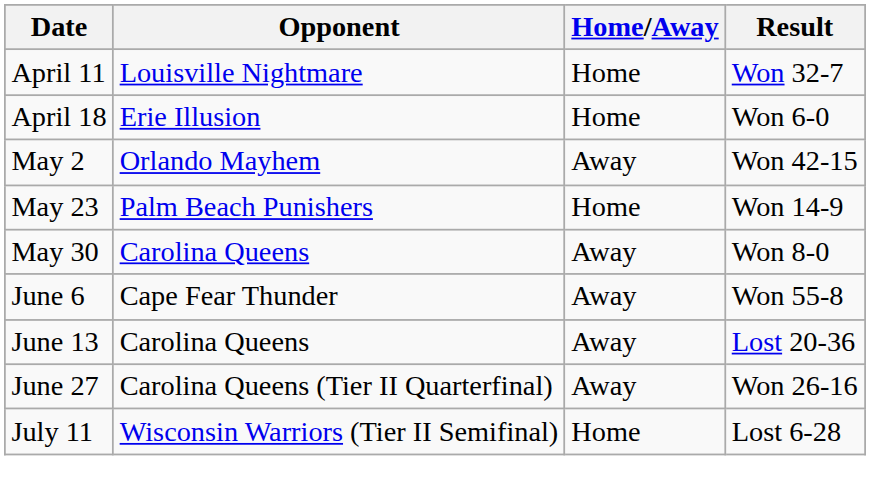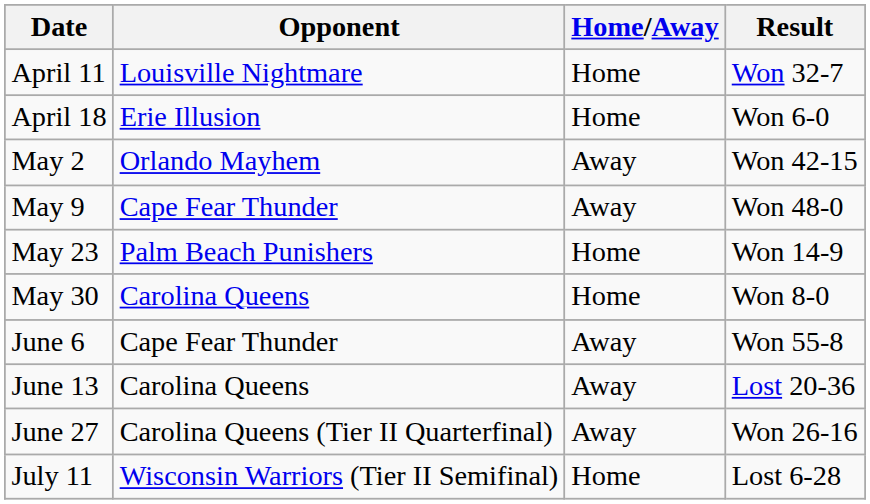+ row: (48, 206)
(604, 251) Away -> (606, 296) Home
